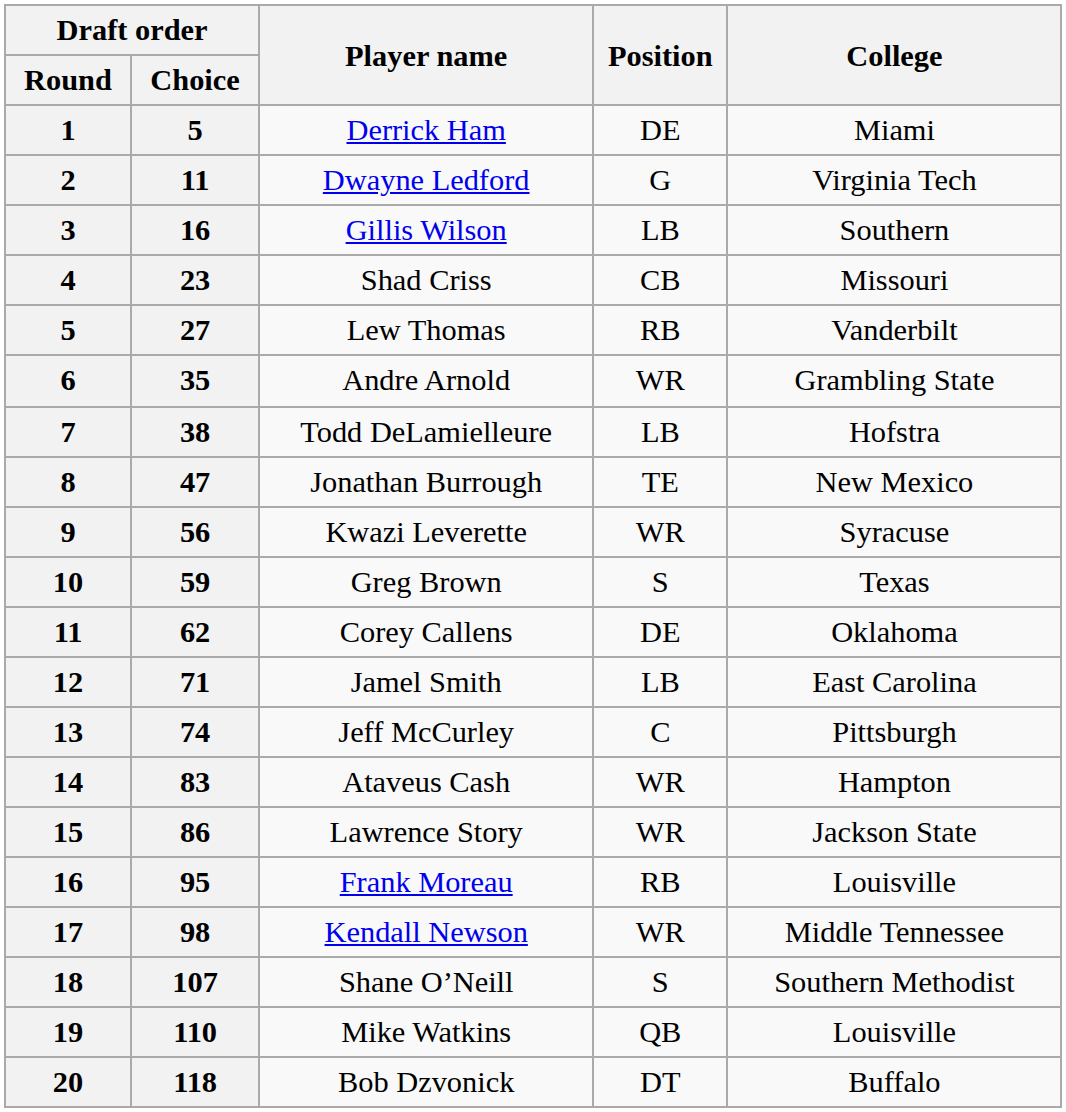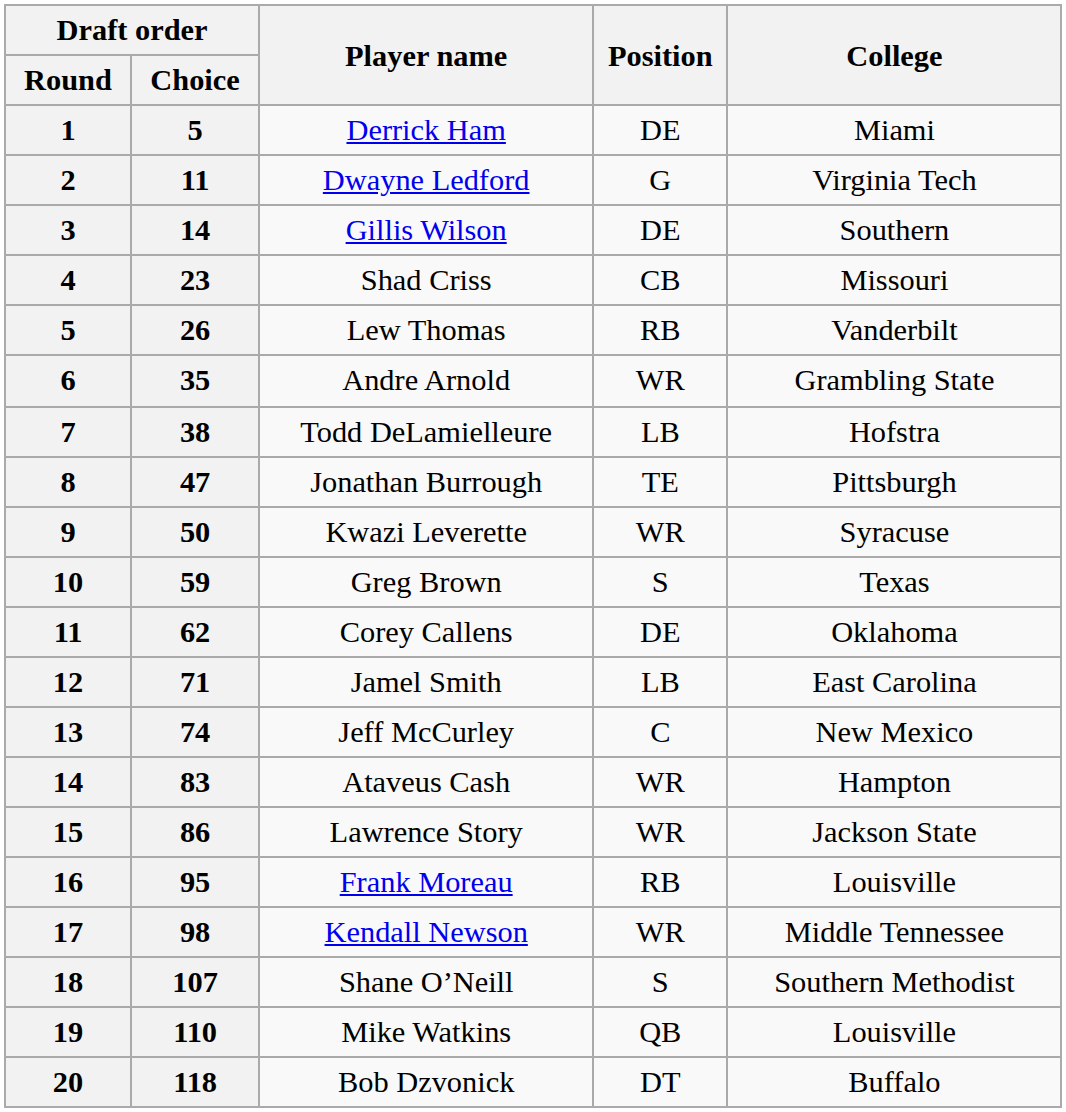(195, 230) 16 -> (195, 230) 14
(660, 230) LB -> (660, 230) DE
(195, 330) 27 -> (195, 330) 26
(894, 480) New Mexico -> (894, 480) Pittsburgh
(195, 530) 56 -> (195, 530) 50
(894, 731) Pittsburgh -> (894, 731) New Mexico
